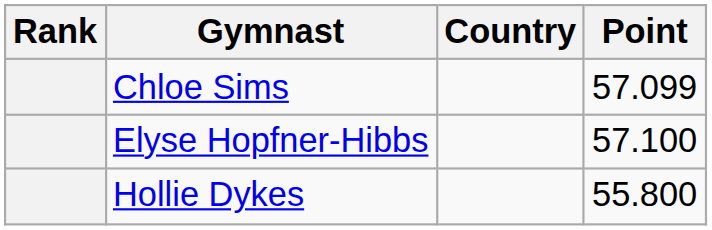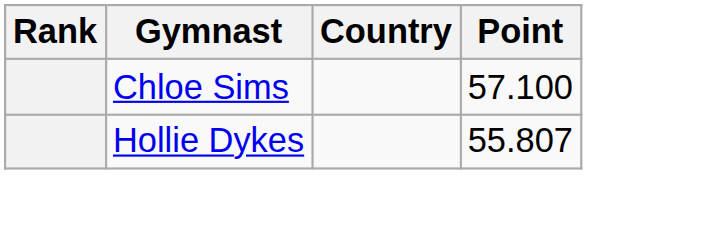(645, 86) 57.099 -> (520, 86) 57.100
- row: (271, 140)
(645, 195) 55.800 -> (520, 140) 55.807
